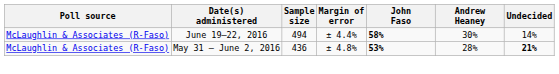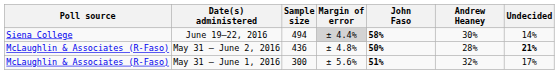(88, 35) McLaughlin & Associates (R-Faso) -> (39, 35) Siena College
(341, 35) no background -> (341, 35) lightgrey background
(376, 49) 53% -> (376, 49) 50%
+ row: (227, 62)
